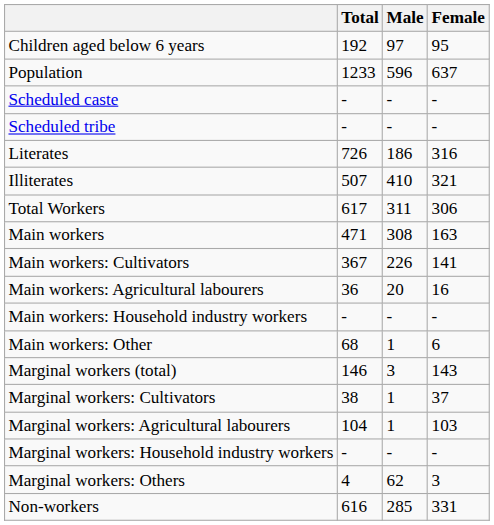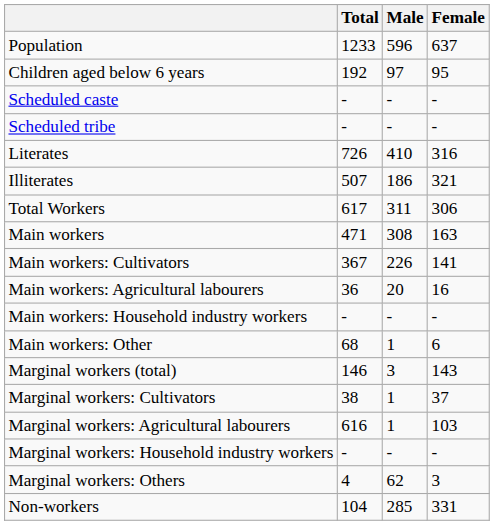rows swapped: (46, 72) <-> (106, 45)
(399, 153) 186 -> (399, 153) 410
(399, 180) 410 -> (399, 180) 186
(354, 425) 104 -> (354, 425) 616
(354, 506) 616 -> (354, 506) 104
